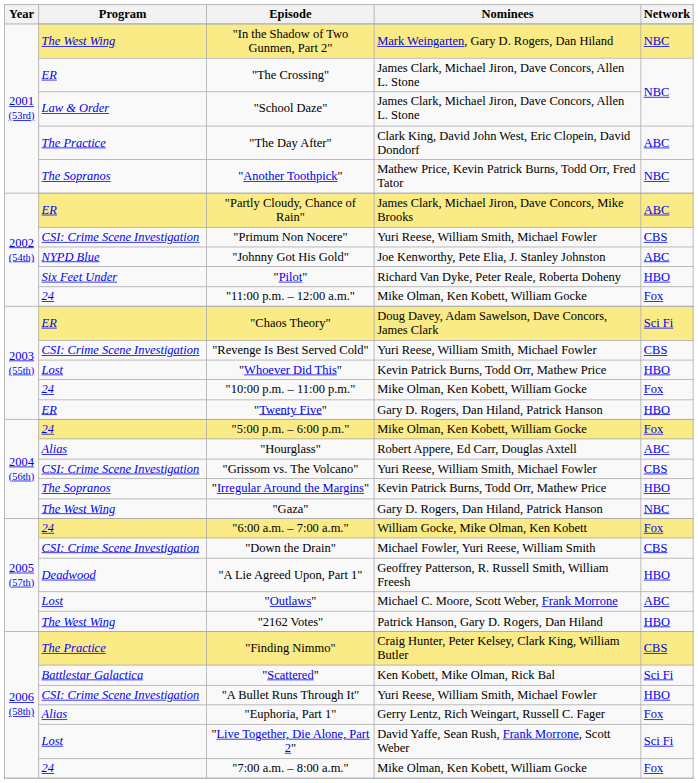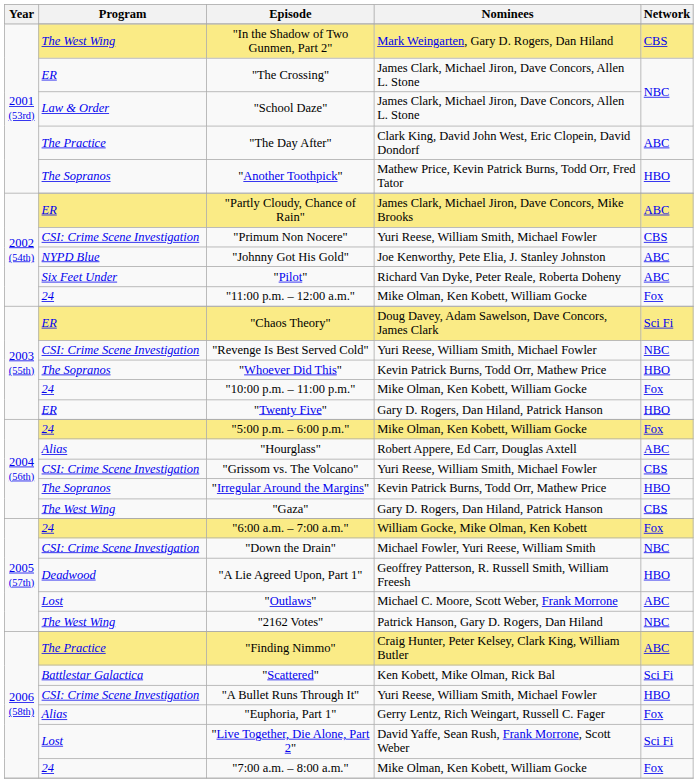(657, 41) NBC -> (656, 41) CBS
(657, 176) NBC -> (657, 176) HBO
(657, 276) HBO -> (657, 276) ABC
(656, 350) CBS -> (657, 350) NBC
(52, 369) Lost -> (76, 369) The Sopranos
(657, 508) NBC -> (656, 508) CBS
(656, 548) CBS -> (657, 548) NBC
(657, 621) HBO -> (657, 621) NBC
(656, 648) CBS -> (657, 648) ABC
